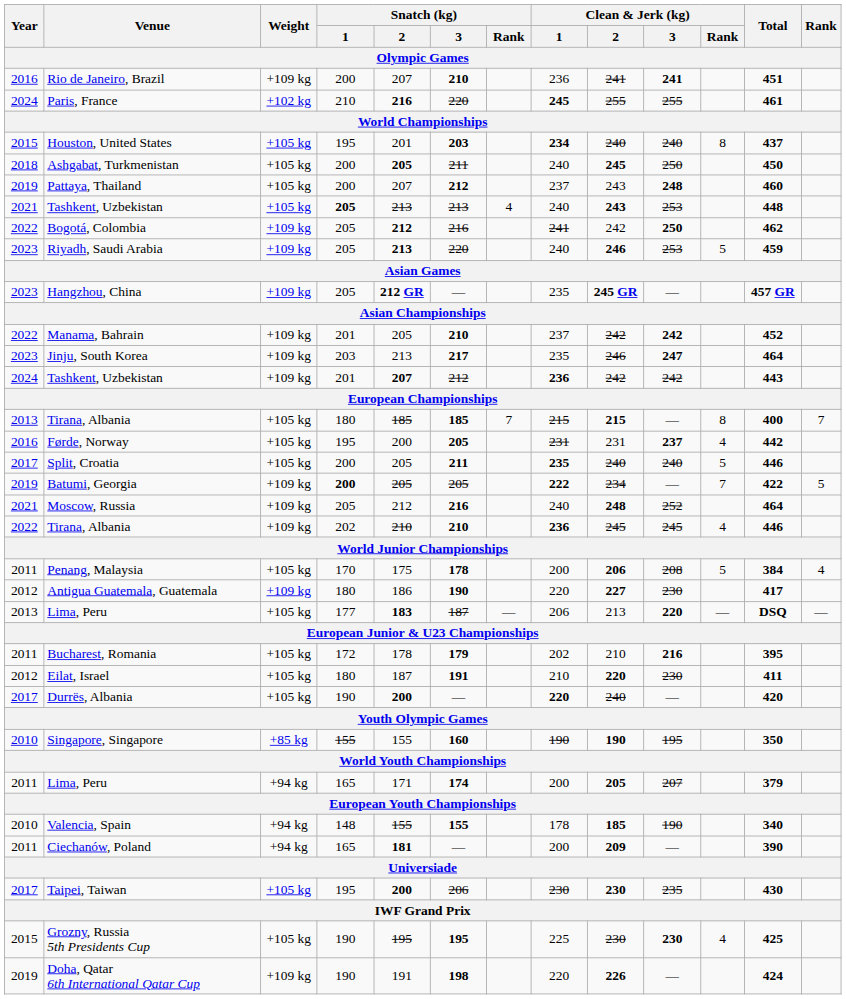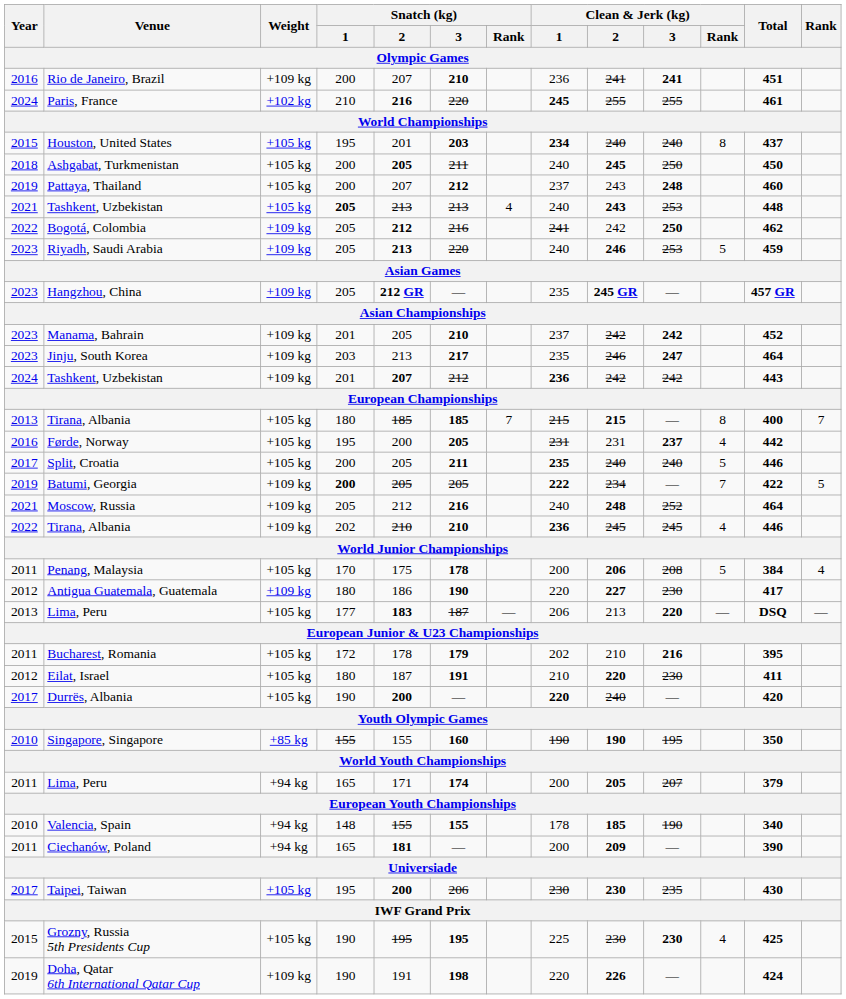(24, 334) 2022 -> (24, 334) 2023
